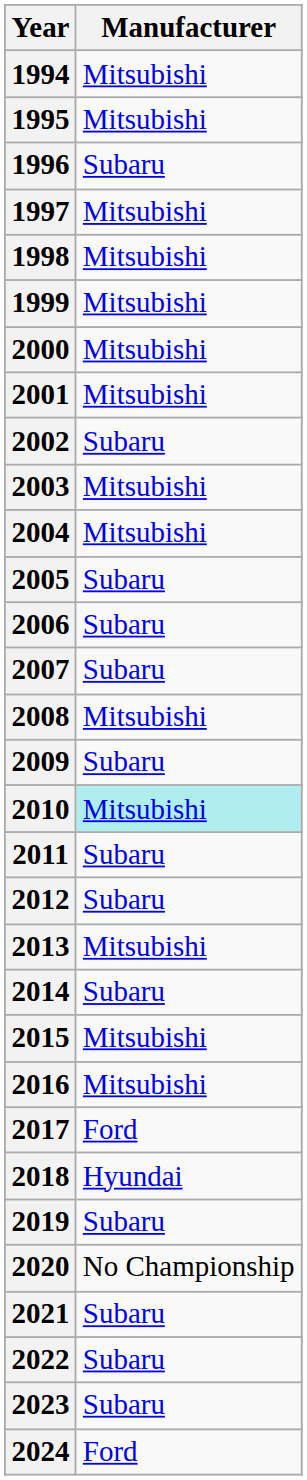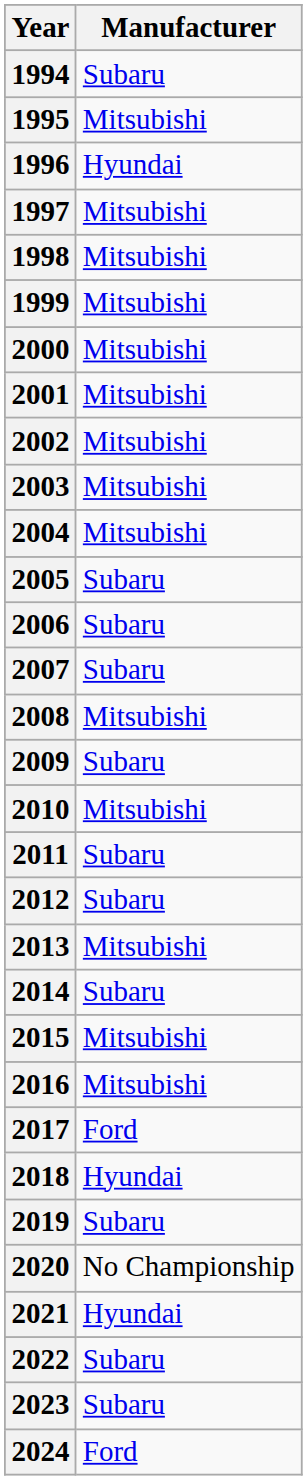(145, 73) Mitsubishi -> (124, 73) Subaru
(124, 165) Subaru -> (133, 165) Hyundai
(124, 440) Subaru -> (145, 440) Mitsubishi
(145, 808) paleturquoise background -> (145, 808) no background
(124, 1313) Subaru -> (133, 1313) Hyundai
